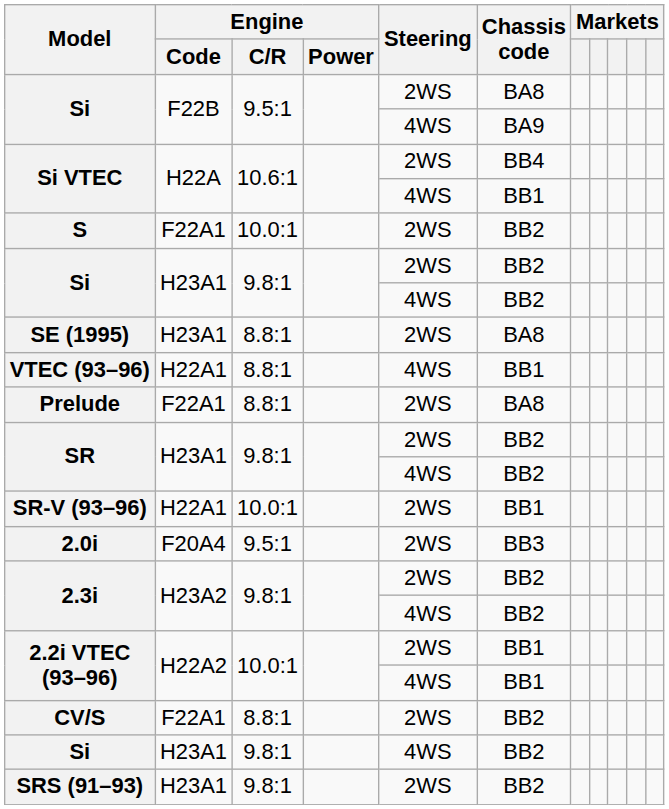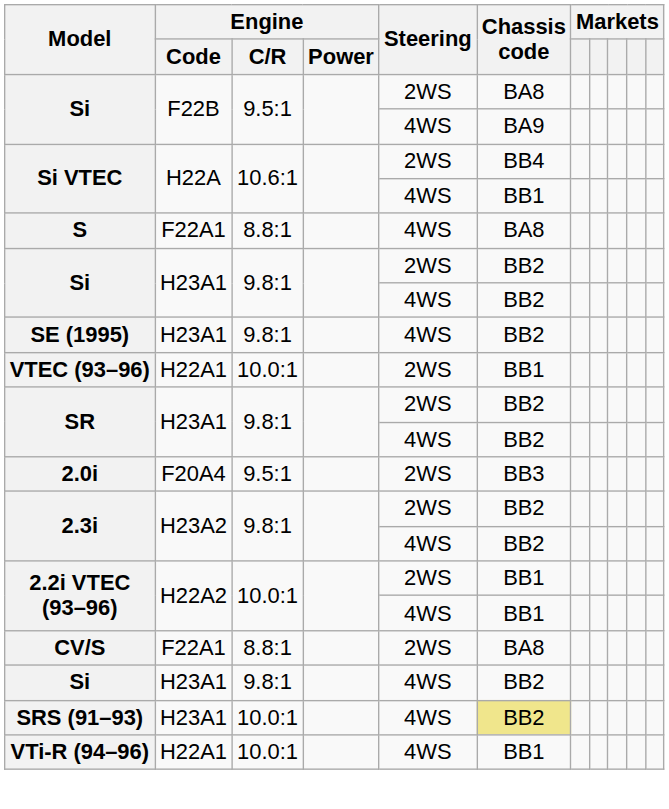(268, 230) 10.0:1 -> (268, 230) 8.8:1
(428, 230) 2WS -> (428, 230) 4WS
(524, 230) BB2 -> (524, 230) BA8
(268, 334) 8.8:1 -> (268, 334) 9.8:1
(428, 334) 2WS -> (428, 334) 4WS
(524, 334) BA8 -> (524, 334) BB2
(268, 369) 8.8:1 -> (268, 369) 10.0:1
(428, 369) 4WS -> (428, 369) 2WS
- row: (80, 404)
- row: (80, 508)
(524, 717) BB2 -> (524, 647) BA8
(268, 786) 9.8:1 -> (268, 717) 10.0:1
(428, 786) 2WS -> (428, 717) 4WS
(524, 786) no background -> (524, 717) khaki background
+ row: (80, 751)
